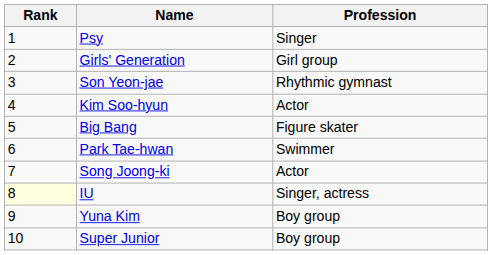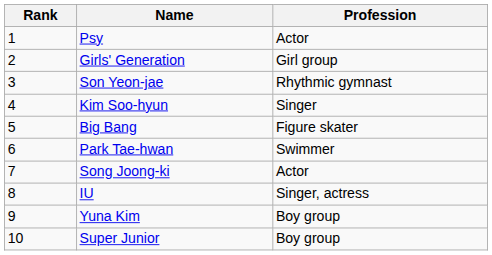(296, 37) Singer -> (292, 37) Actor
(292, 104) Actor -> (296, 104) Singer
(12, 194) lightyellow background -> (12, 194) no background
